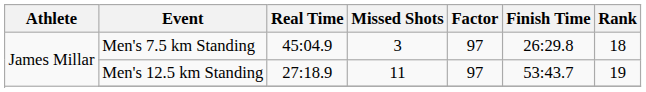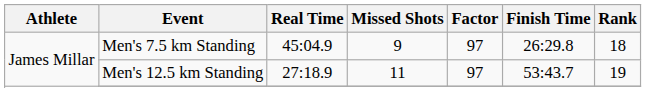(398, 45) 3 -> (398, 45) 9
